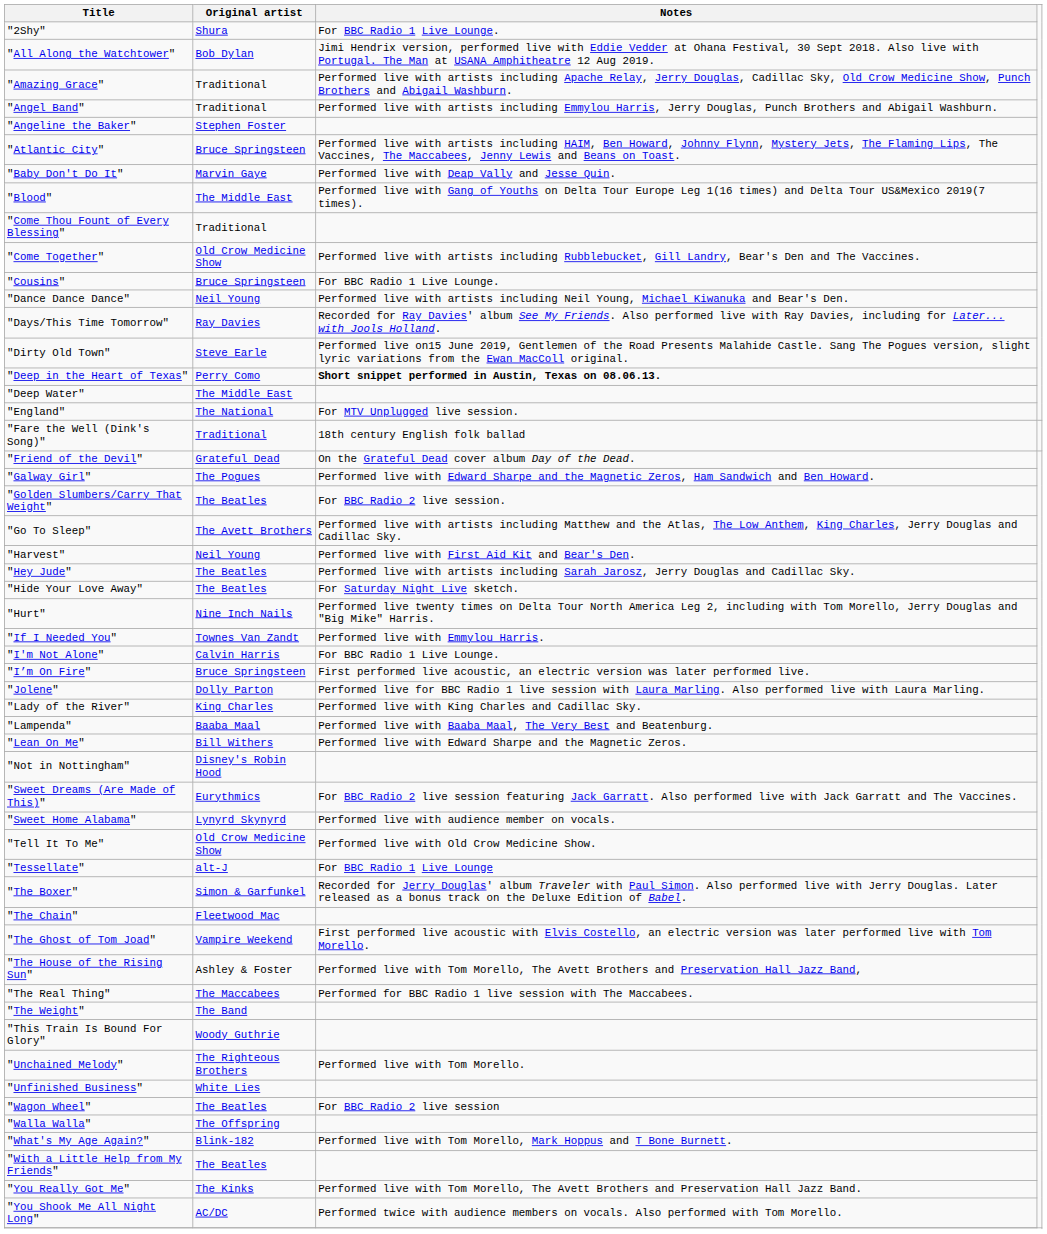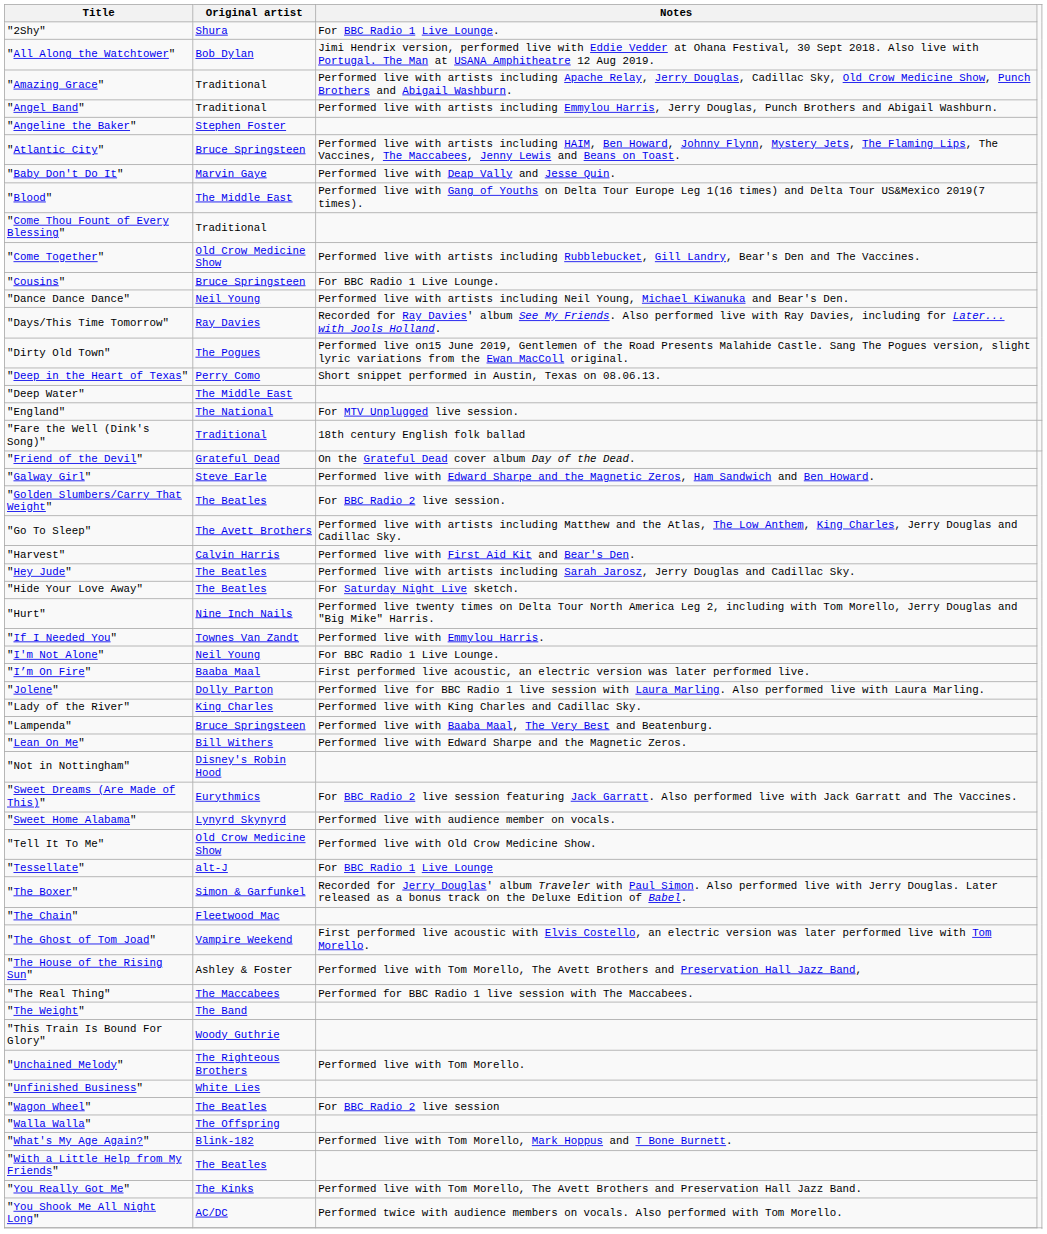(231, 353) Steve Earle -> (228, 353) The Pogues
(490, 377) bold -> (490, 377) normal
(228, 477) The Pogues -> (231, 477) Steve Earle
(228, 555) Neil Young -> (238, 555) Calvin Harris
(238, 655) Calvin Harris -> (228, 655) Neil Young
(250, 673) Bruce Springsteen -> (228, 673) Baaba Maal
(228, 725) Baaba Maal -> (250, 725) Bruce Springsteen
